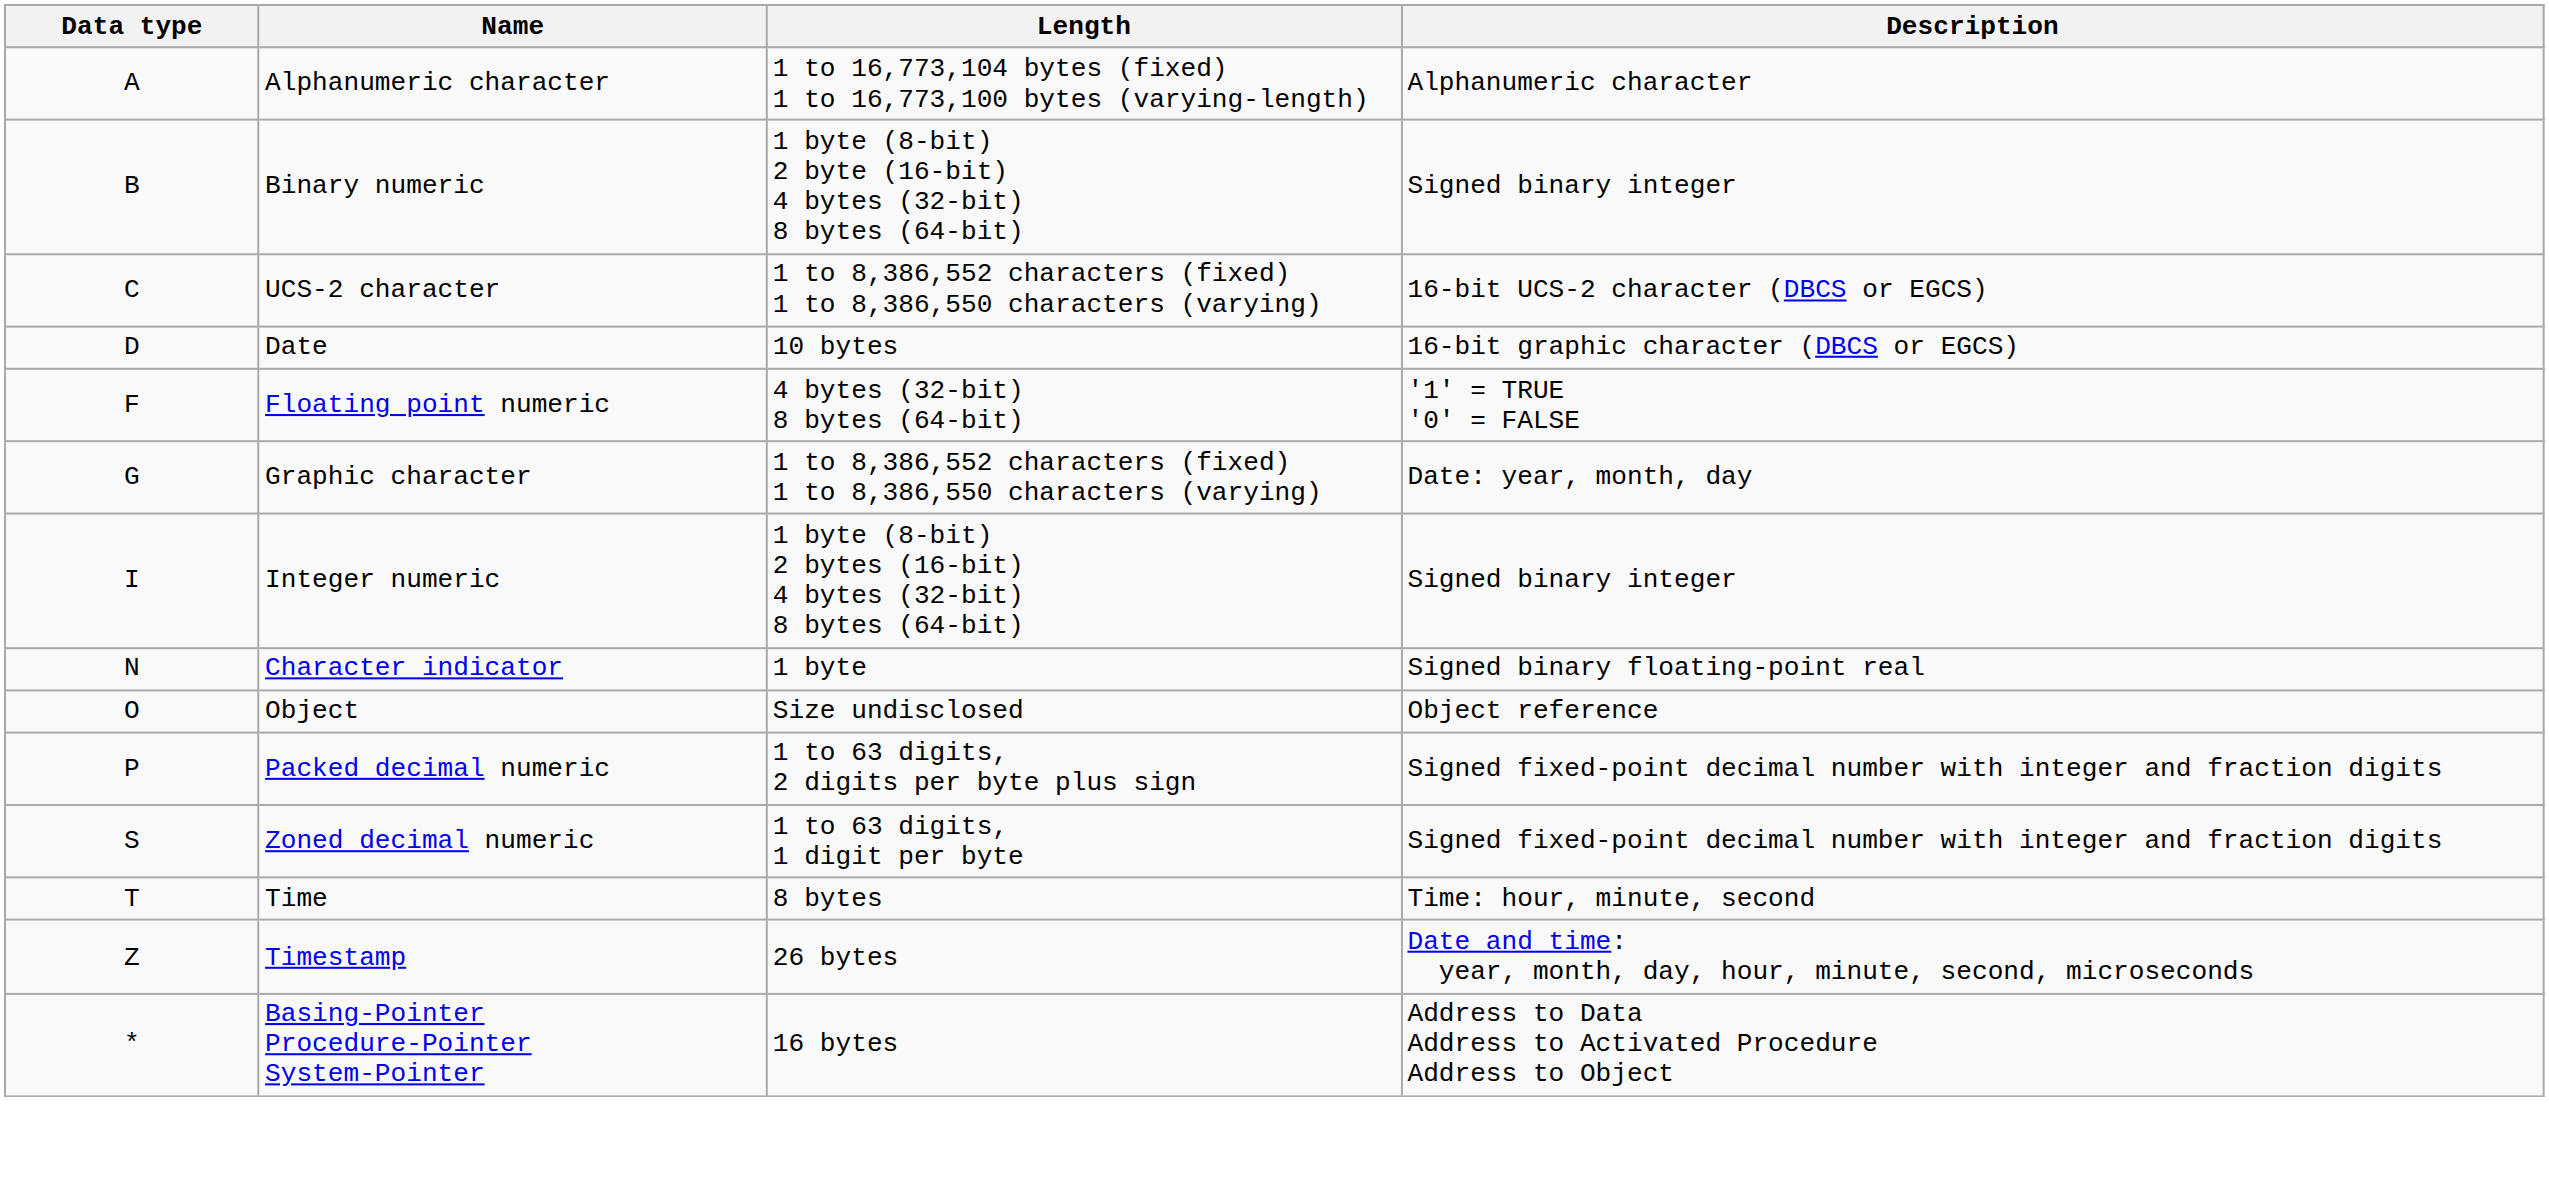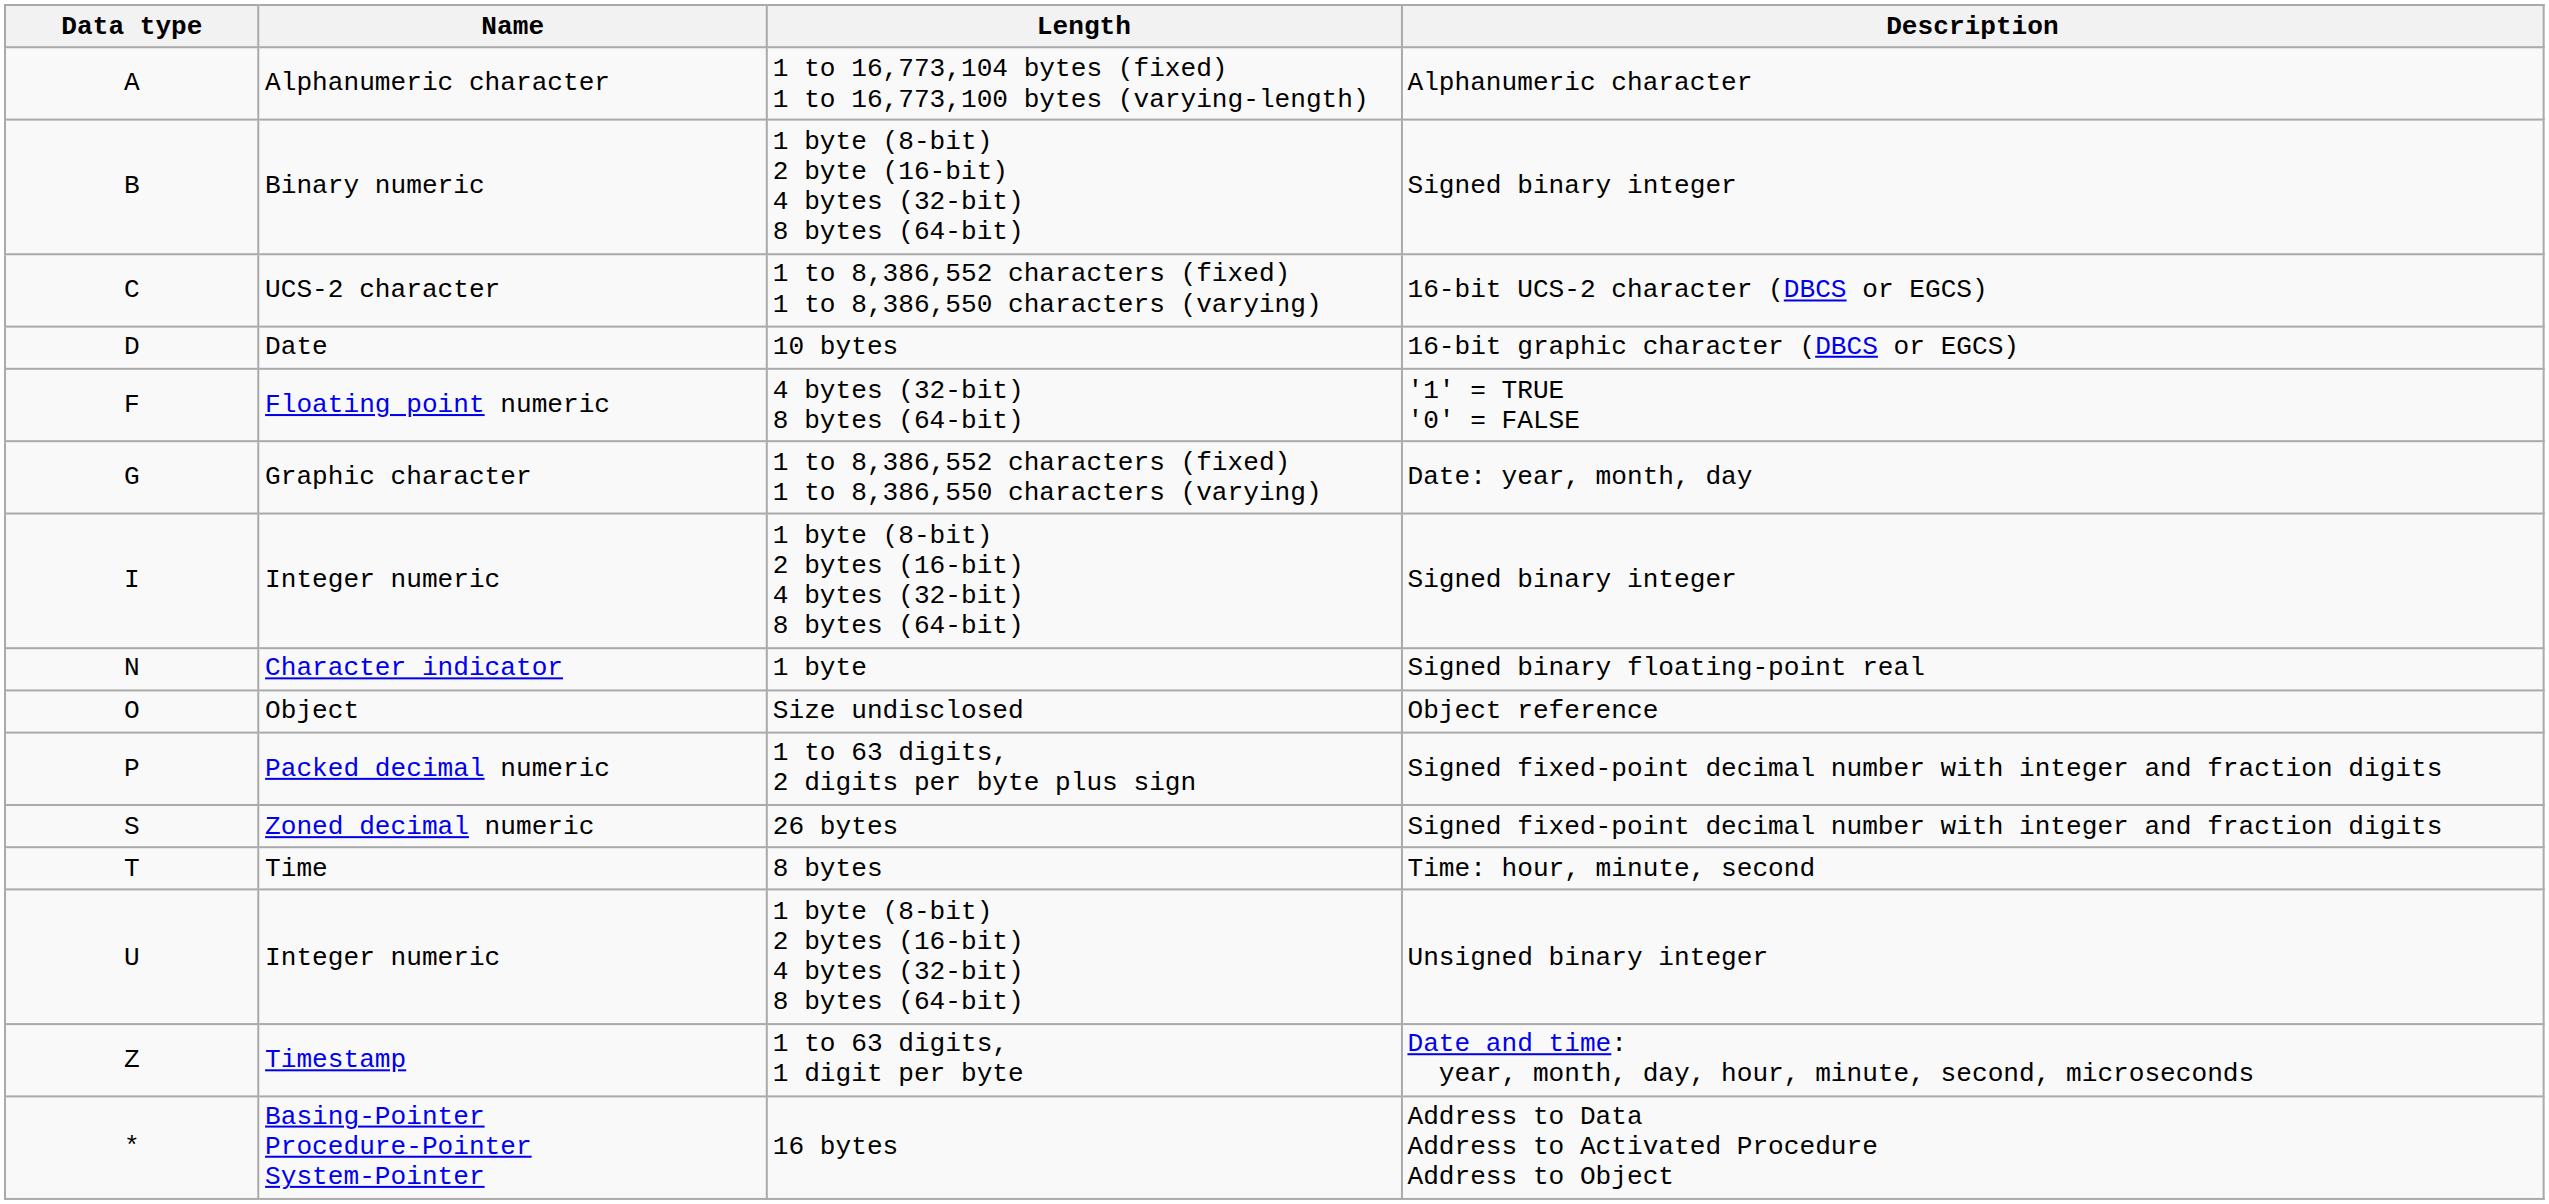(898, 841) 1 to 63 digits, 1 digit per byte -> (836, 826) 26 bytes
+ row: (132, 957)
(836, 957) 26 bytes -> (898, 1060) 1 to 63 digits, 1 digit per byte
